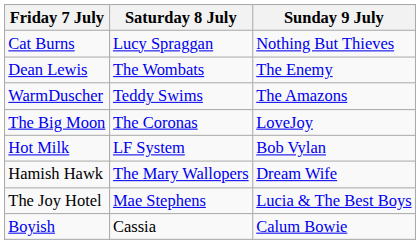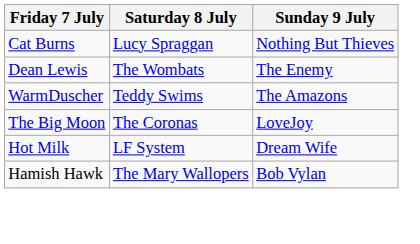(291, 148) Bob Vylan -> (297, 148) Dream Wife
(297, 174) Dream Wife -> (291, 174) Bob Vylan
- row: (55, 200)
- row: (32, 226)
